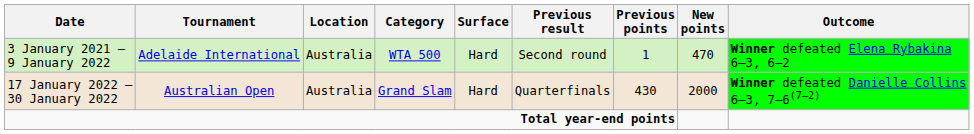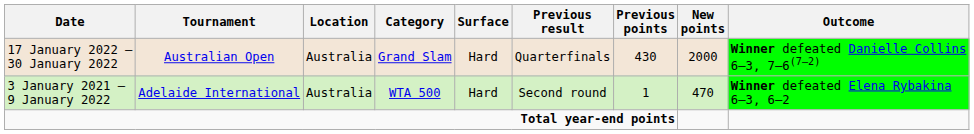rows swapped: (66, 55) <-> (70, 91)
